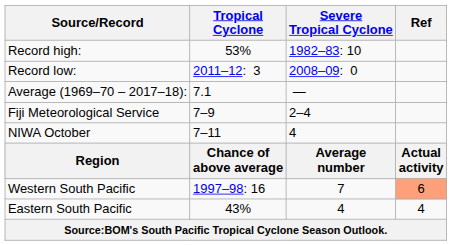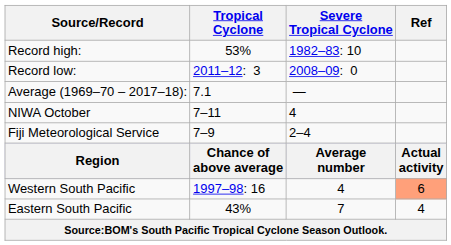rows swapped: (49, 133) <-> (84, 112)
(341, 188) 7 -> (341, 188) 4
(341, 209) 4 -> (341, 209) 7
